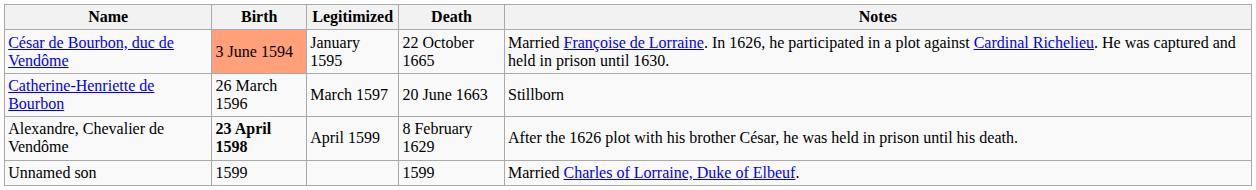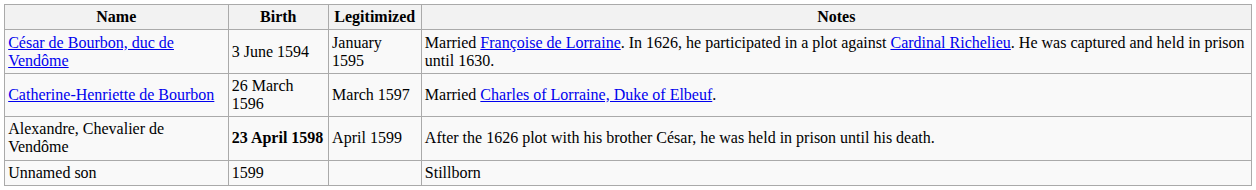- column: (452, 17)
(254, 51) lightsalmon background -> (270, 51) no background
(536, 94) Stillborn -> (571, 94) Married Charles of Lorraine, Duke of Elbeuf.
(654, 172) Married Charles of Lorraine, Duke of Elbeuf. -> (453, 172) Stillborn
